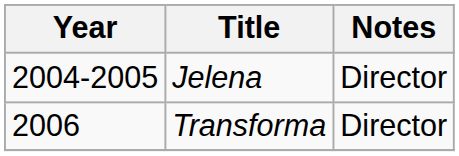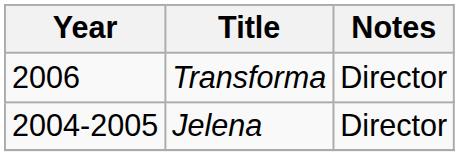rows swapped: (217, 77) <-> (249, 125)
